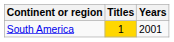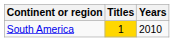(150, 29) 2001 -> (150, 29) 2010
